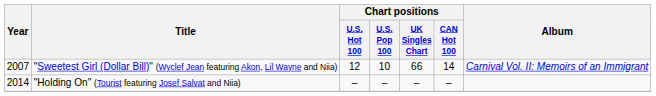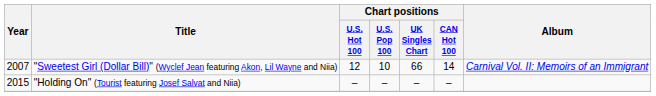(18, 83) 2014 -> (18, 83) 2015
